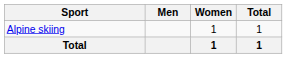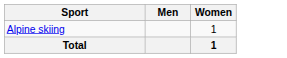- column: (259, 13)
